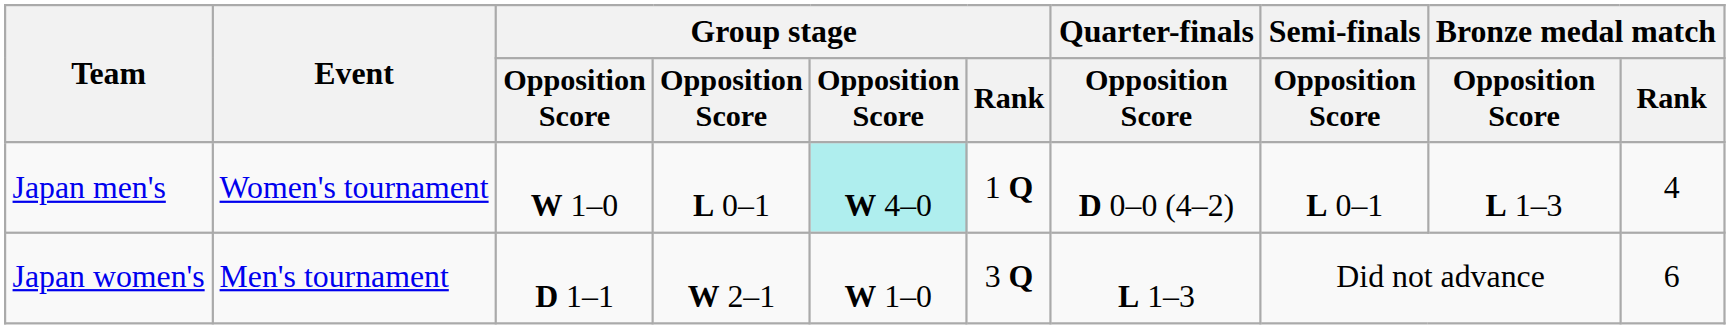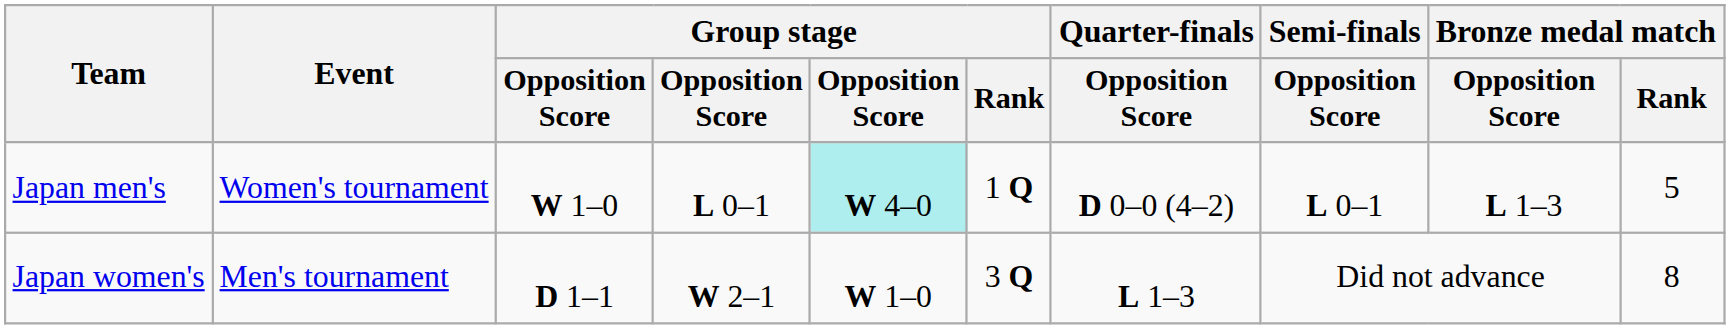(1672, 187) 4 -> (1672, 187) 5
(1672, 277) 6 -> (1672, 277) 8
